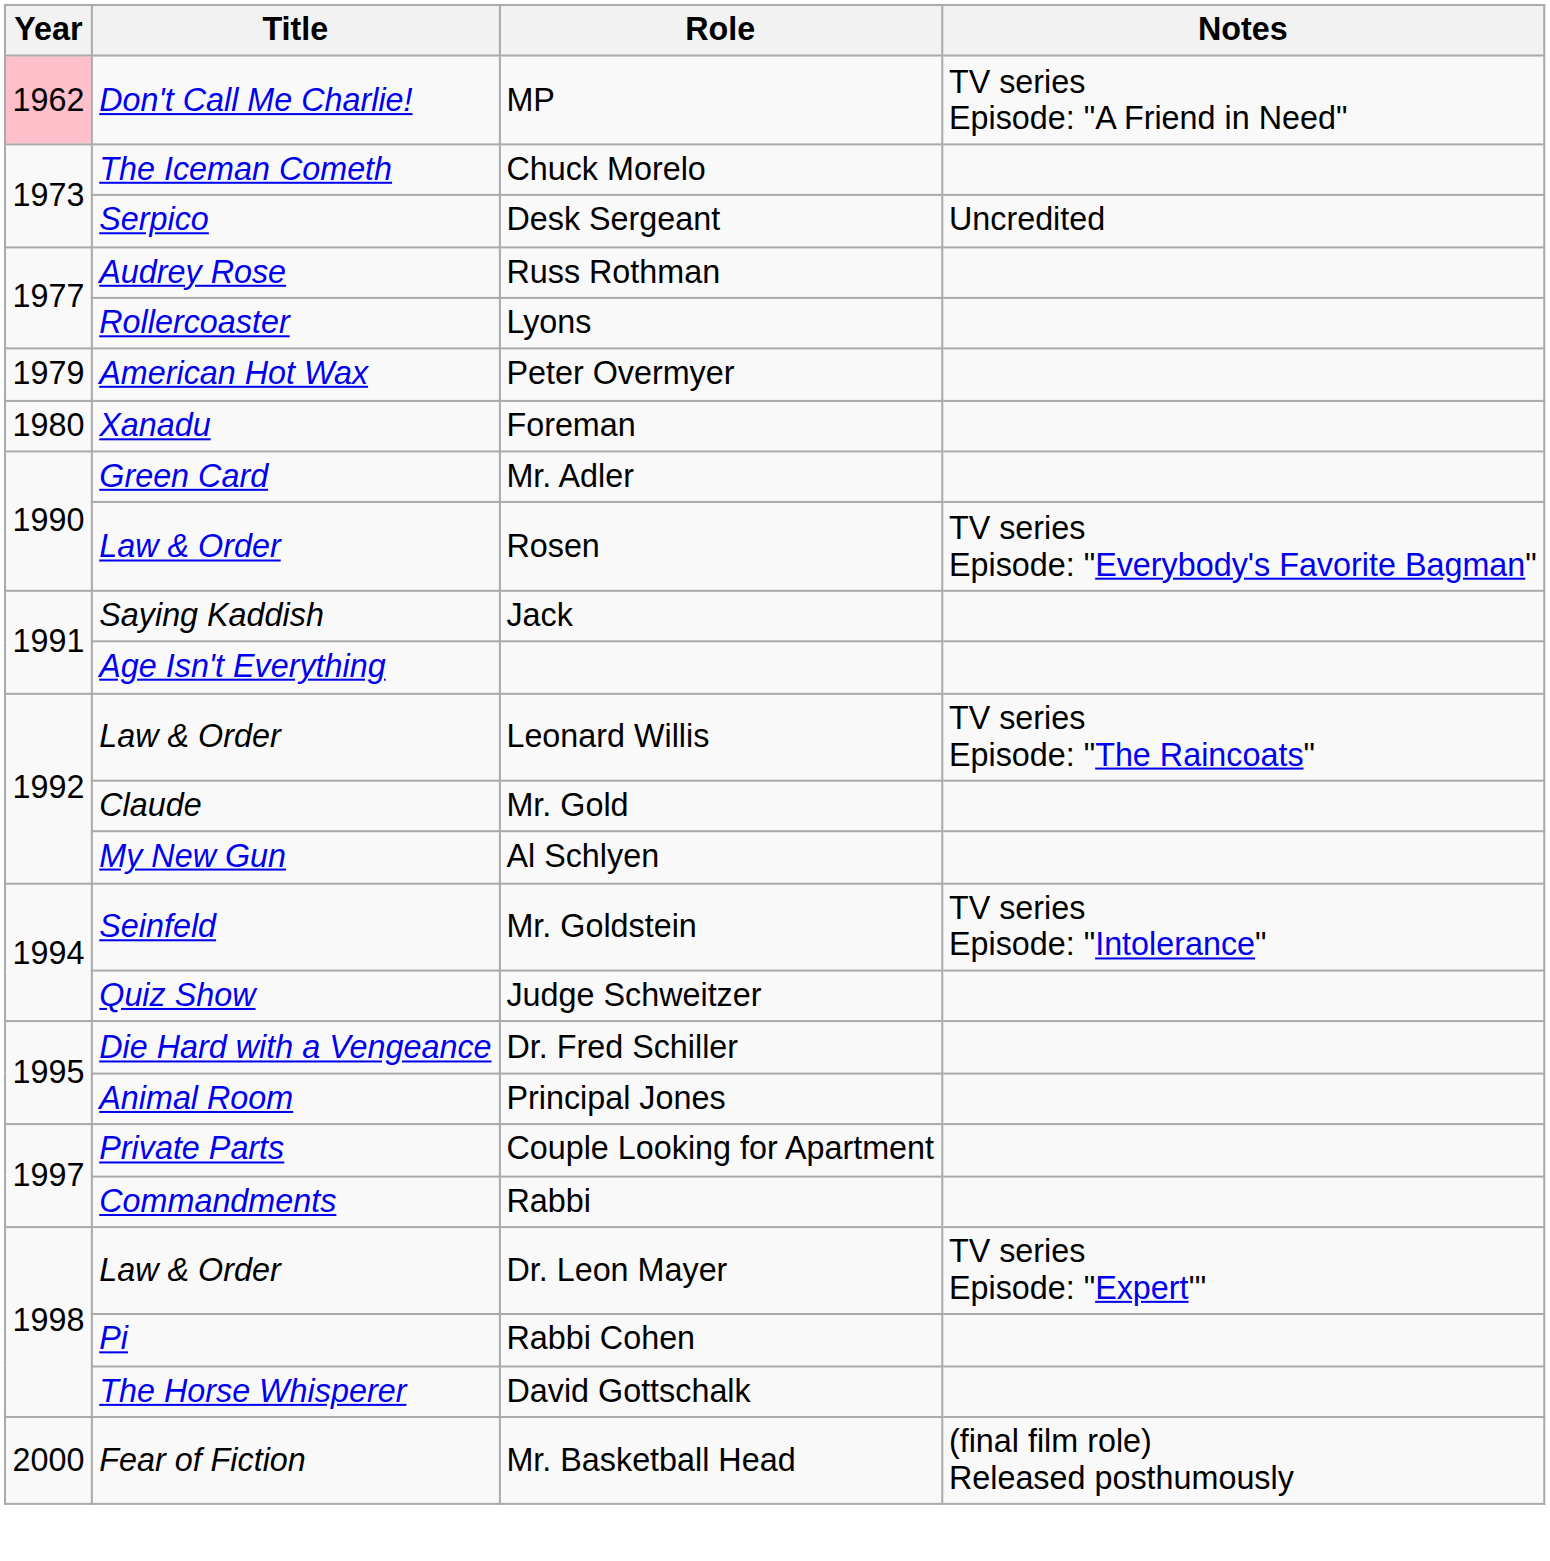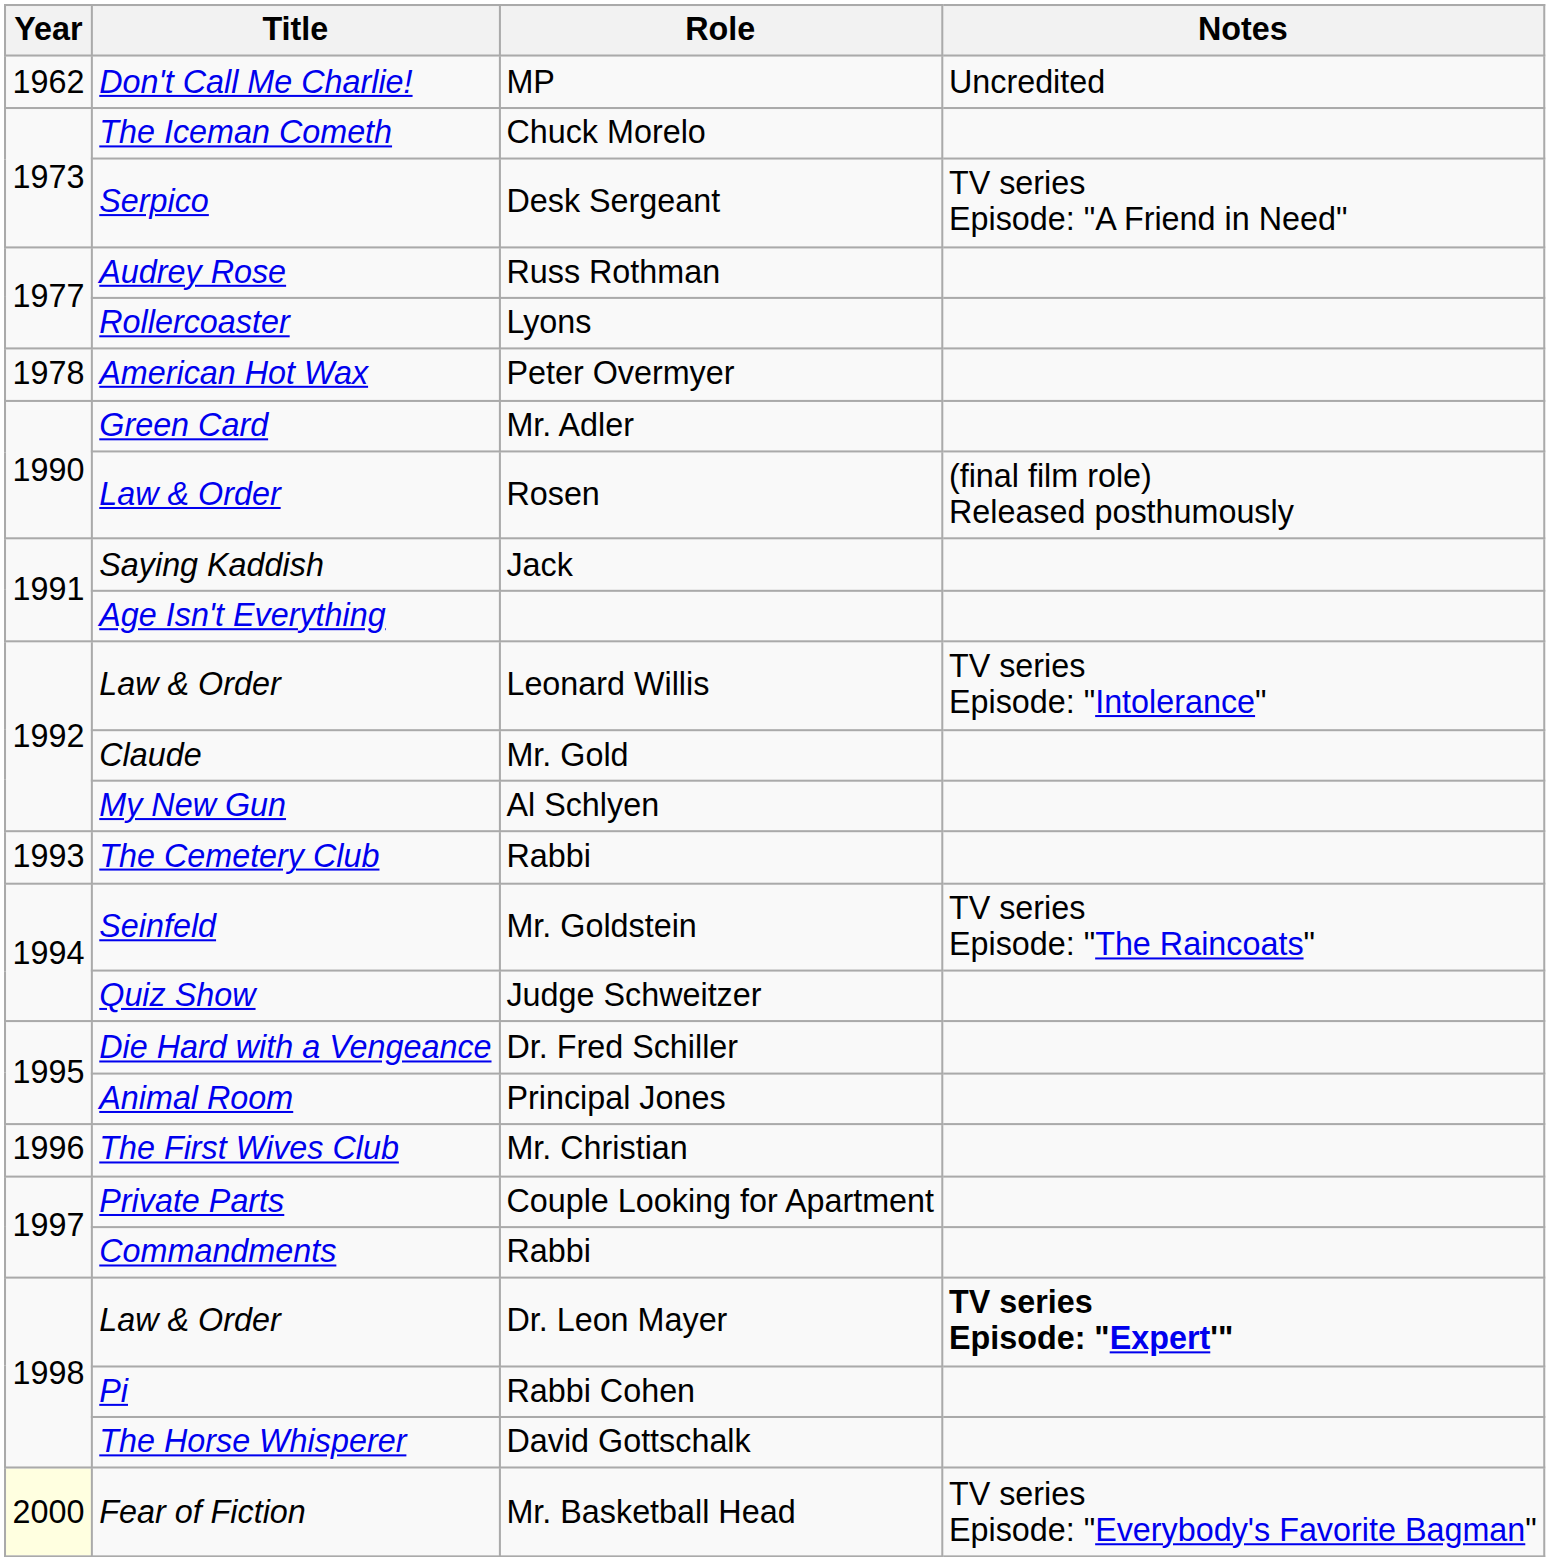(48, 99) pink background -> (48, 81) no background
(1148, 99) TV series Episode: "A Friend in Need" -> (1027, 81) Uncredited
(1027, 220) Uncredited -> (1148, 202) TV series Episode: "A Friend in Need"
(48, 374) 1979 -> (48, 374) 1978
- row: (155, 425)
(1243, 545) TV series Episode: "Everybody's Favorite Bagman" -> (1121, 494) (final film role) Released posthumously
(1132, 736) TV series Episode: "The Raincoats" -> (1108, 684) TV series Episode: "Intolerance"
+ row: (239, 856)
(1108, 926) TV series Episode: "Intolerance" -> (1132, 926) TV series Episode: "The Raincoats"
+ row: (249, 1149)
(1078, 1270) normal -> (1091, 1321) bold
(48, 1460) no background -> (48, 1511) lightyellow background
(1121, 1460) (final film role) Released posthumously -> (1243, 1511) TV series Episode: "Everybody's Favorite Bagman"
